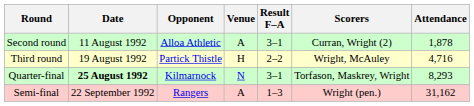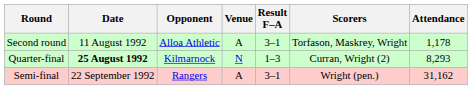(352, 42) Curran, Wright (2) -> (350, 42) Torfason, Maskrey, Wright
(441, 42) 1,878 -> (438, 42) 1,178
- row: (36, 59)
(275, 76) 3–1 -> (272, 59) 1–3
(352, 76) Torfason, Maskrey, Wright -> (350, 59) Curran, Wright (2)
(275, 93) 1–3 -> (272, 76) 3–1
